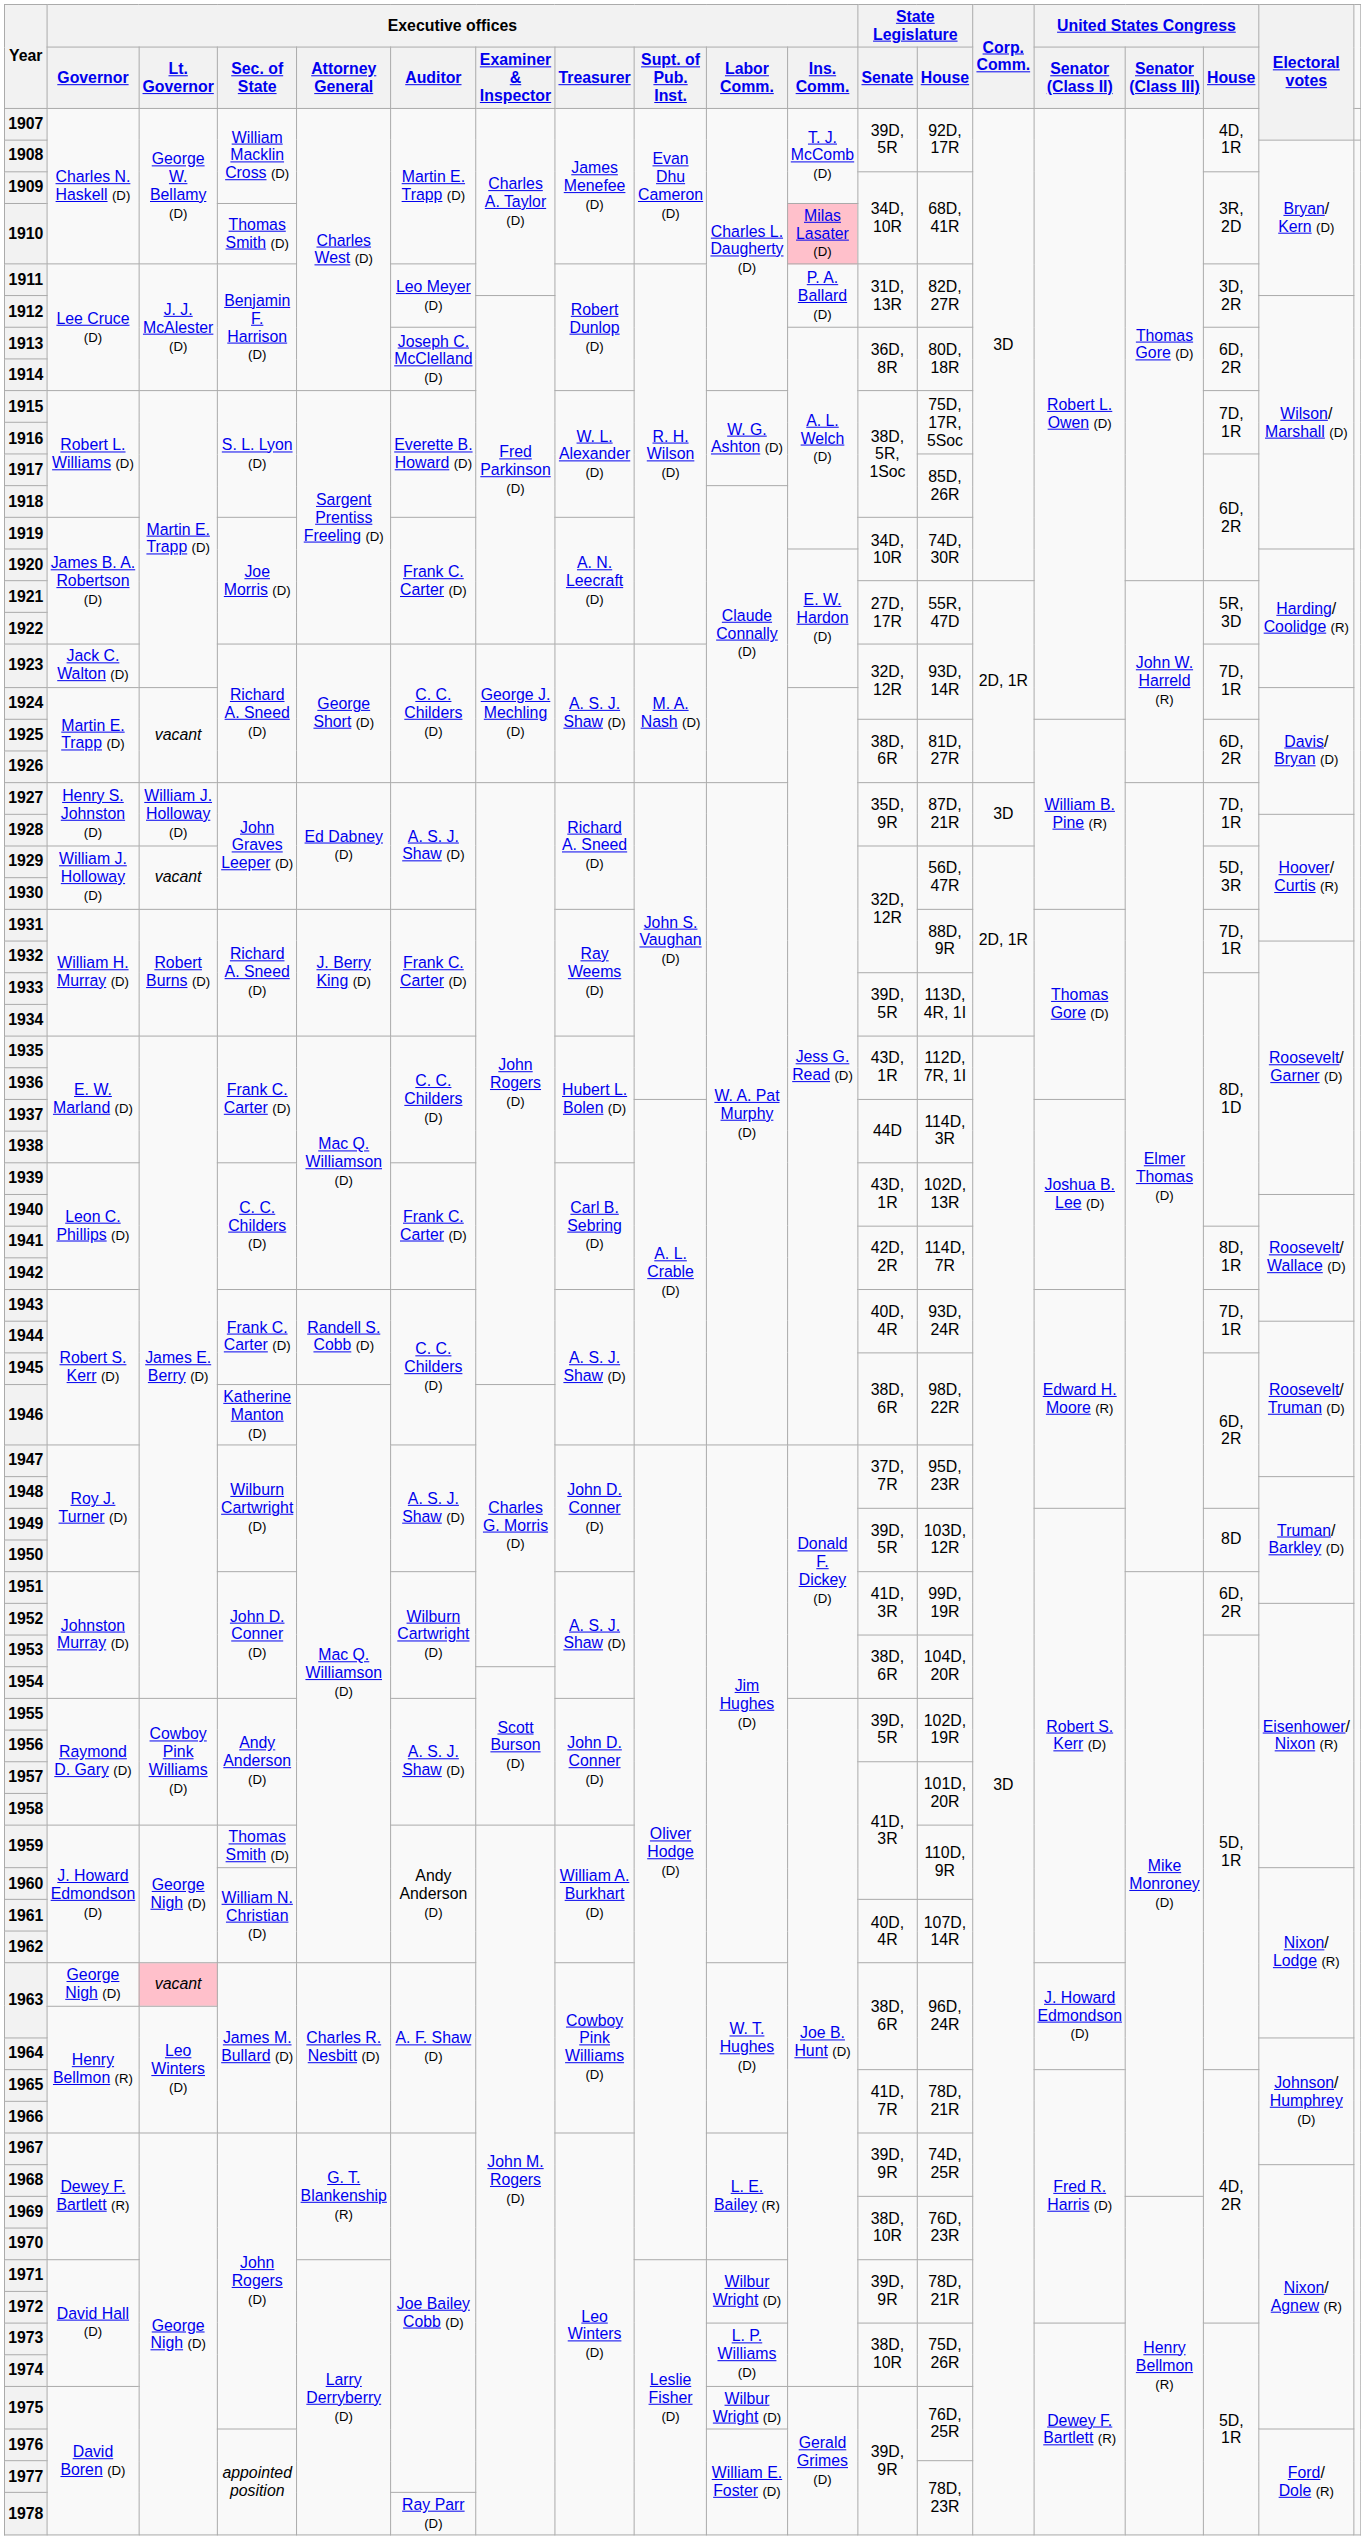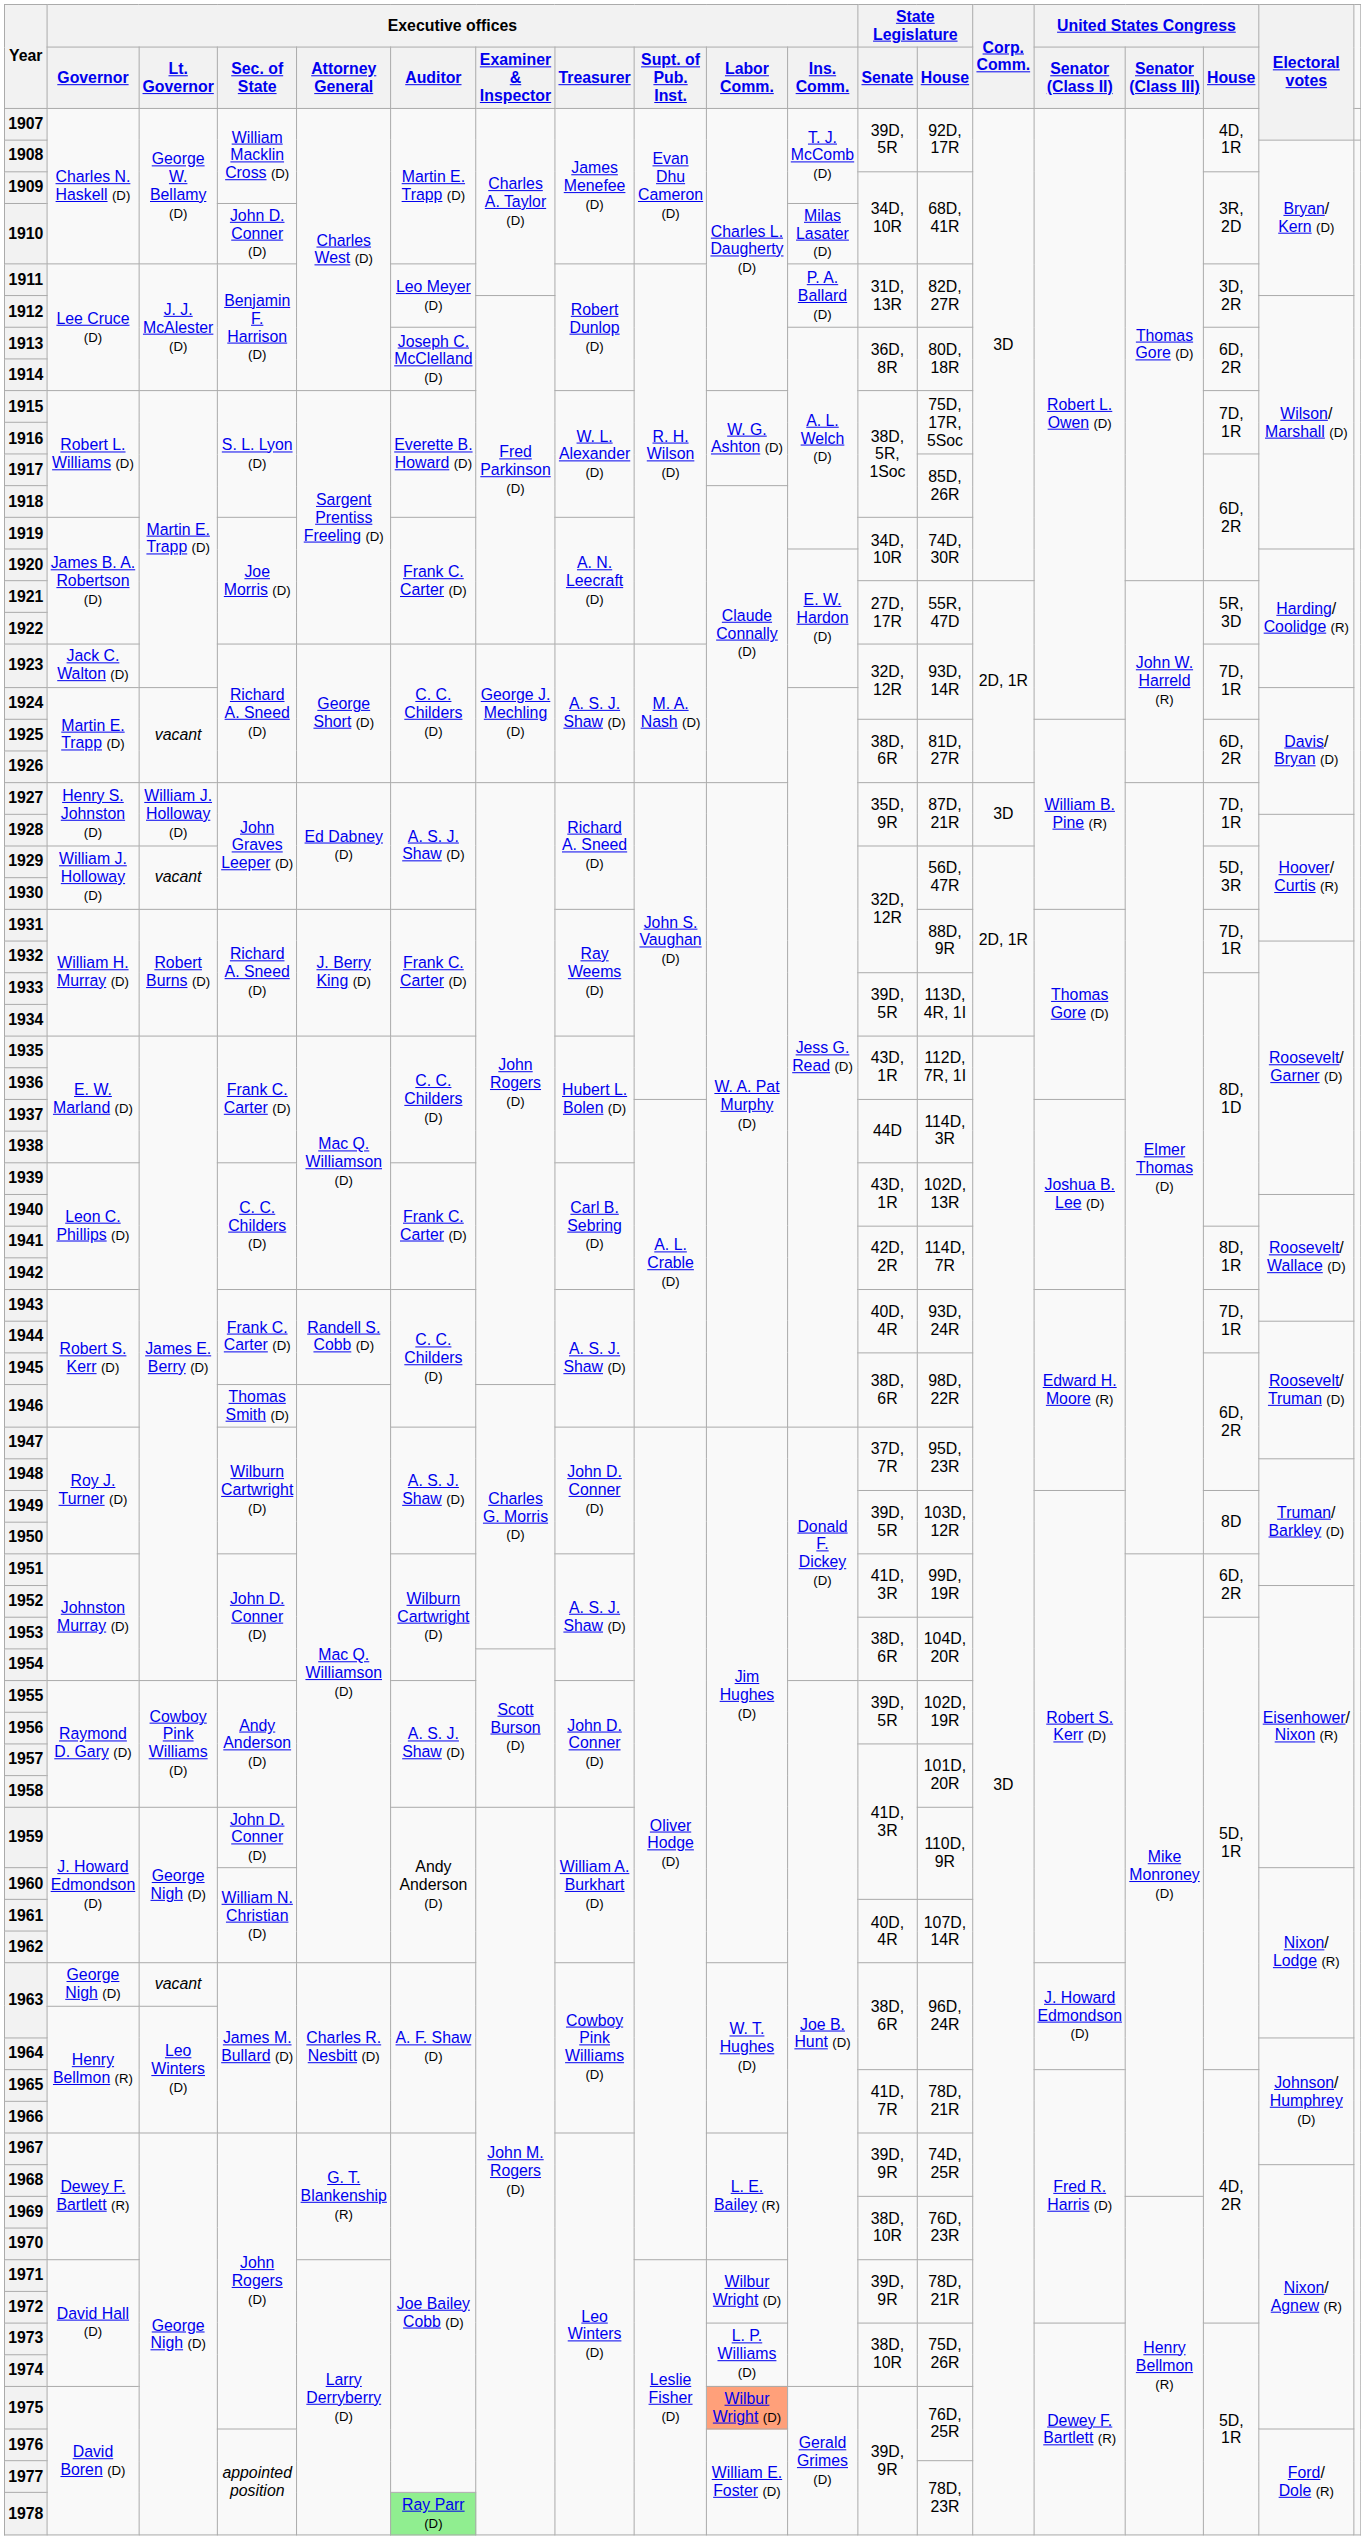(257, 233) Thomas Smith (D) -> (257, 233) John D. Conner (D)
(822, 233) pink background -> (822, 233) no background
(257, 1414) Katherine Manton (D) -> (257, 1405) Thomas Smith (D)
(257, 1846) Thomas Smith (D) -> (257, 1837) John D. Conner (D)
(178, 1984) pink background -> (178, 1984) no background
(747, 2407) no background -> (747, 2407) lightsalmon background
(433, 2513) no background -> (433, 2513) lightgreen background
